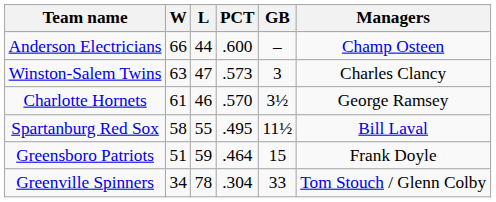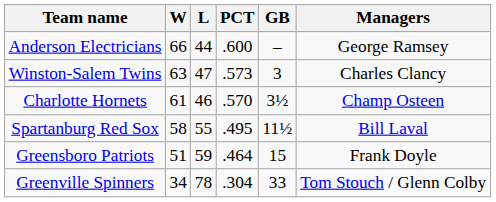(393, 45) Champ Osteen -> (393, 45) George Ramsey
(393, 100) George Ramsey -> (393, 100) Champ Osteen
